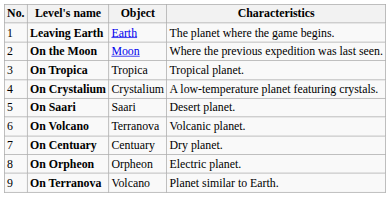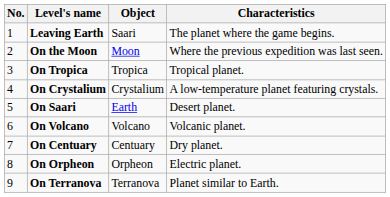(124, 32) Earth -> (124, 32) Saari
(124, 107) Saari -> (124, 107) Earth
(135, 126) Terranova -> (131, 126) Volcano
(131, 182) Volcano -> (135, 182) Terranova
